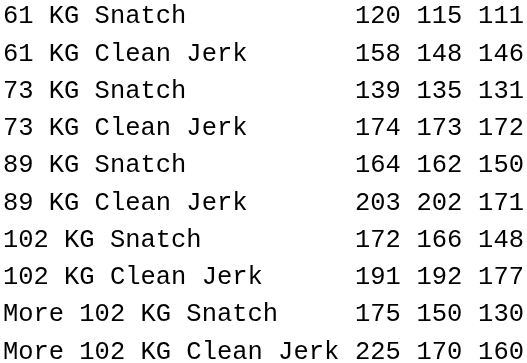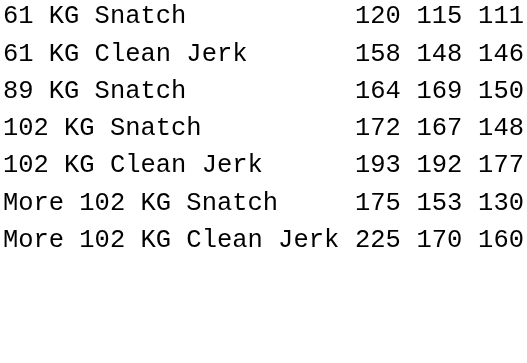- row: (95, 91)
- row: (125, 128)
(439, 166) 162 -> (439, 91) 169
- row: (125, 203)
(439, 240) 166 -> (439, 128) 167
(378, 277) 191 -> (378, 166) 193
(439, 315) 150 -> (439, 203) 153
